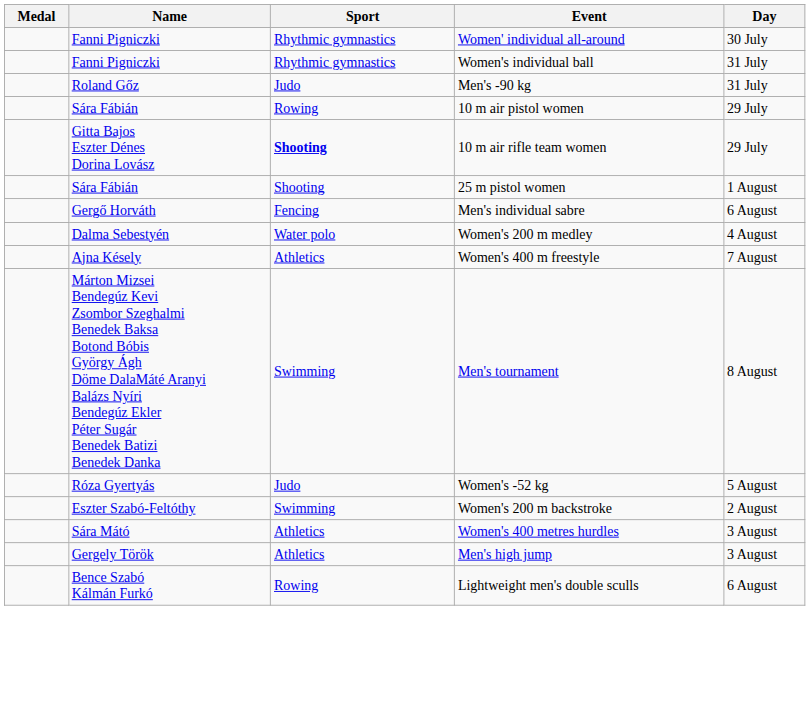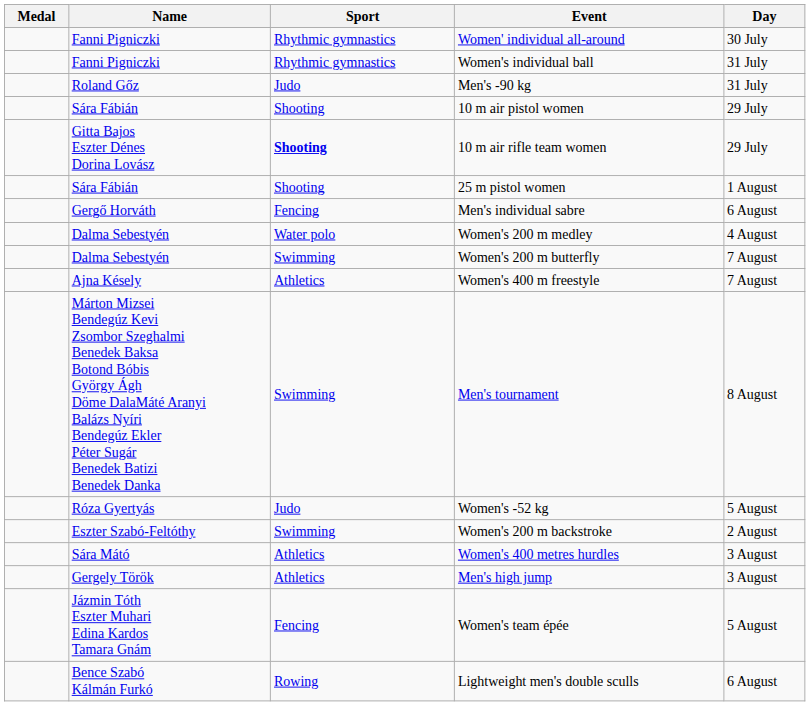(296, 108) Rowing -> (299, 108) Shooting
+ row: (529, 256)
+ row: (513, 625)
